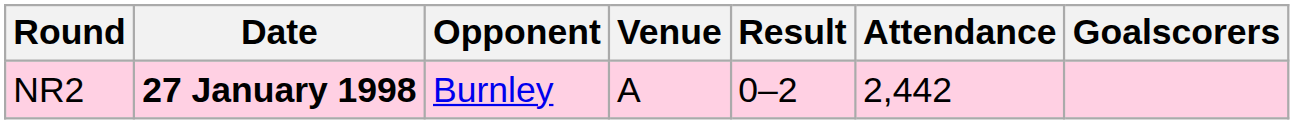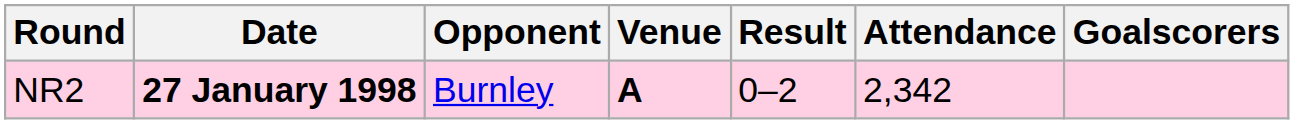(629, 88) normal -> (630, 88) bold
(908, 88) 2,442 -> (908, 88) 2,342
